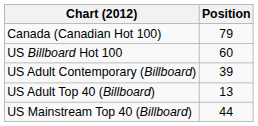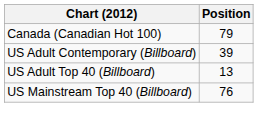- row: (65, 53)
(226, 111) 44 -> (226, 92) 76
